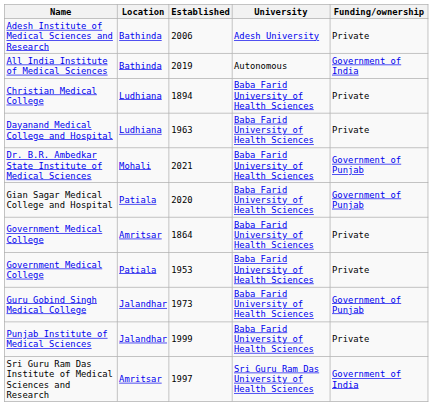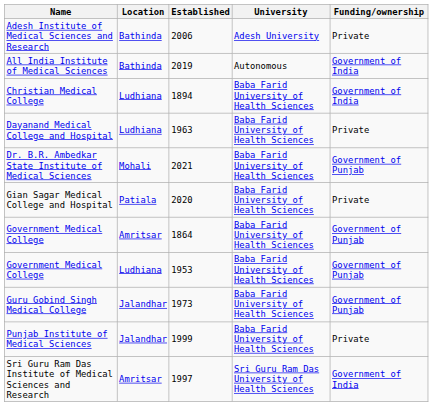(351, 96) Private -> (367, 96) Government of India
(367, 200) Government of Punjab -> (351, 200) Private
(351, 235) Private -> (367, 235) Government of Punjab
(138, 270) Patiala -> (140, 270) Ludhiana
(351, 270) Private -> (367, 270) Government of Punjab
